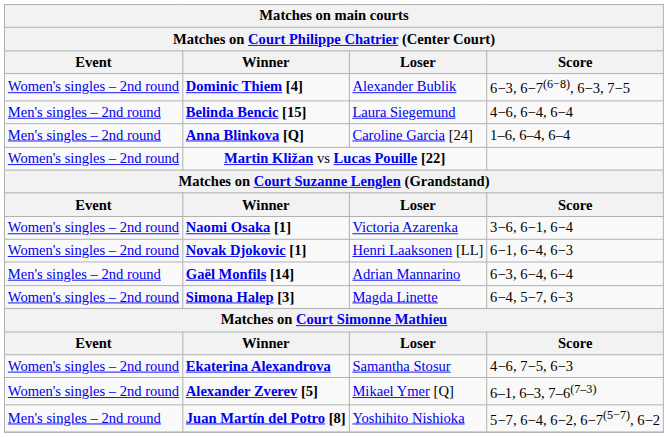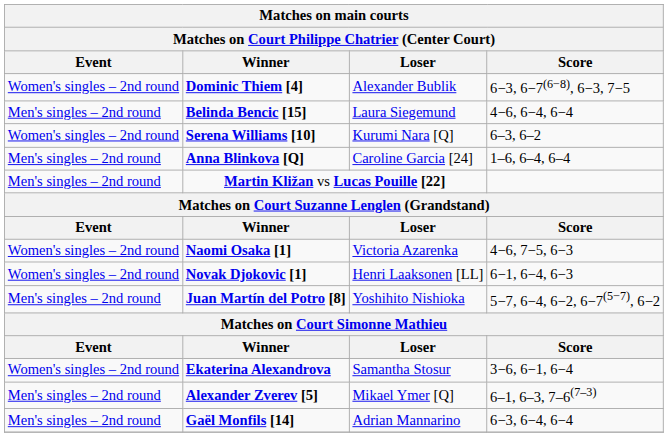+ row: (251, 135)
(93, 158) Women's singles – 2nd round -> (84, 181) Men's singles – 2nd round
(532, 227) 3−6, 6−1, 6−4 -> (532, 250) 4−6, 7−5, 6−3
rows swapped: (240, 273) <-> (266, 418)
- row: (240, 297)
(532, 366) 4−6, 7−5, 6−3 -> (532, 370) 3−6, 6−1, 6−4
(93, 391) Women's singles – 2nd round -> (84, 395) Men's singles – 2nd round
